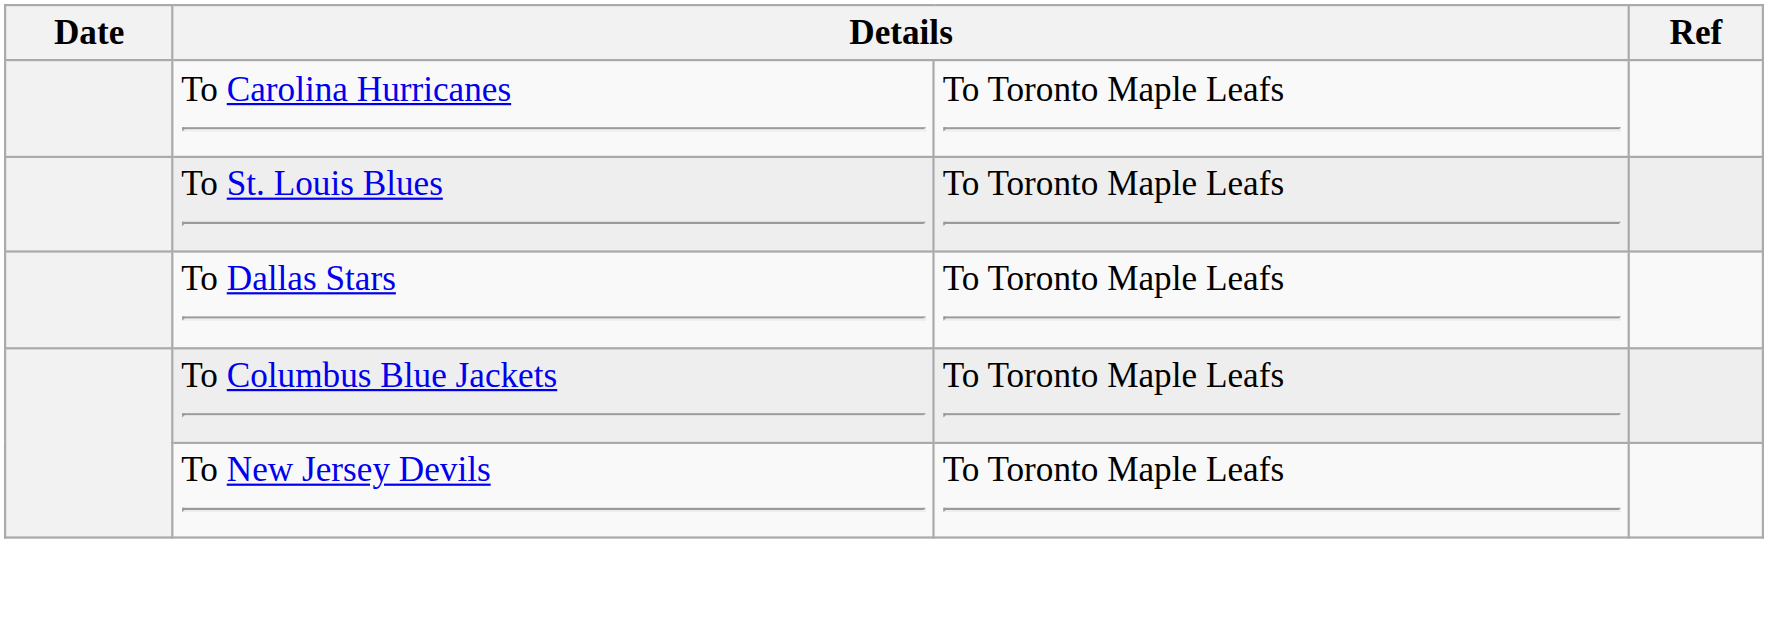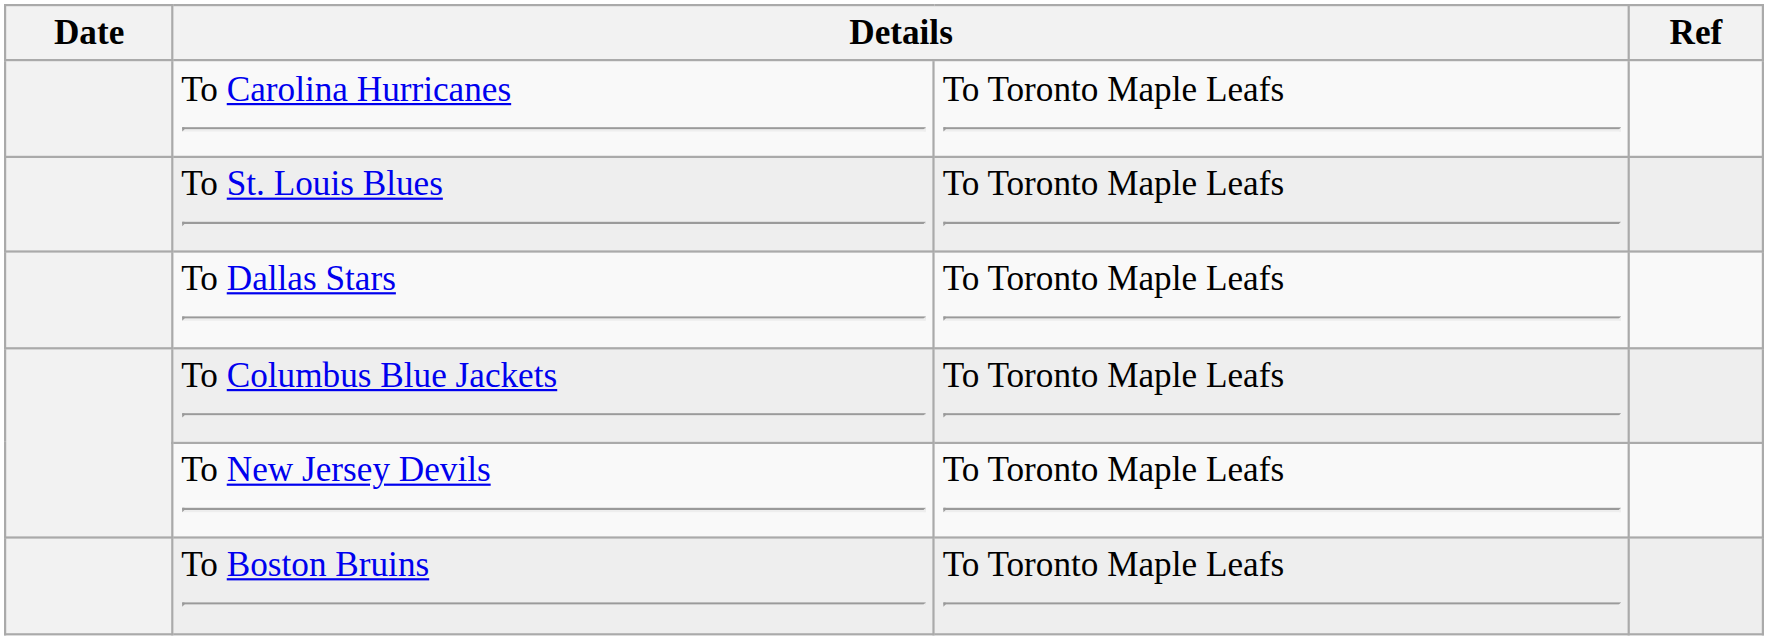+ row: (554, 577)
